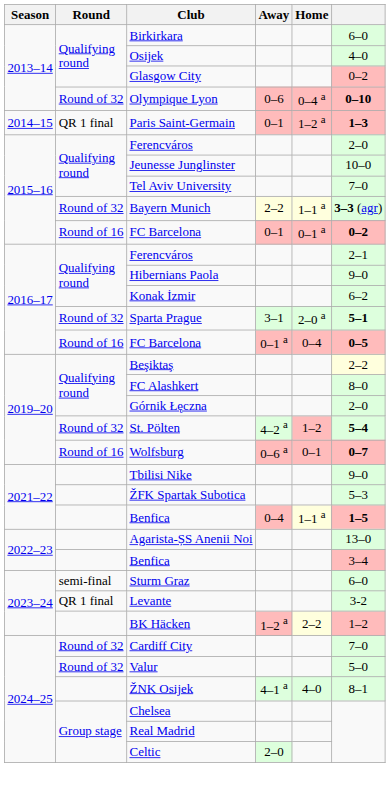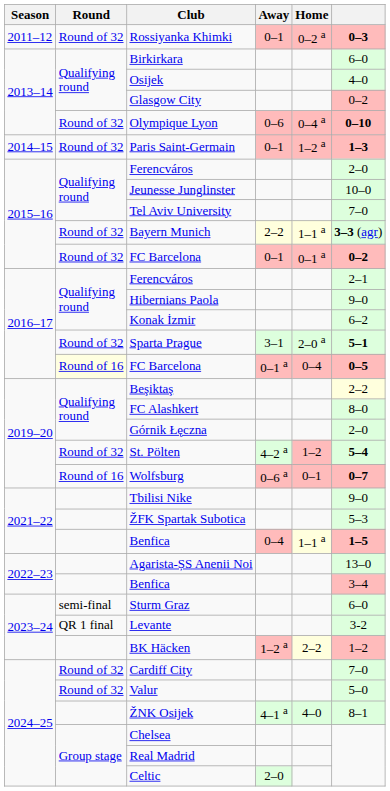+ row: (30, 37)
(86, 122) QR 1 final -> (91, 146) Round of 32
(91, 232) Round of 16 -> (91, 256) Round of 32
(91, 342) no background -> (91, 366) lightyellow background
